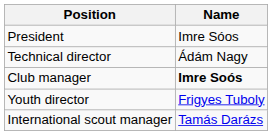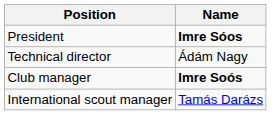(208, 36) normal -> (210, 36) bold
- row: (48, 99)
